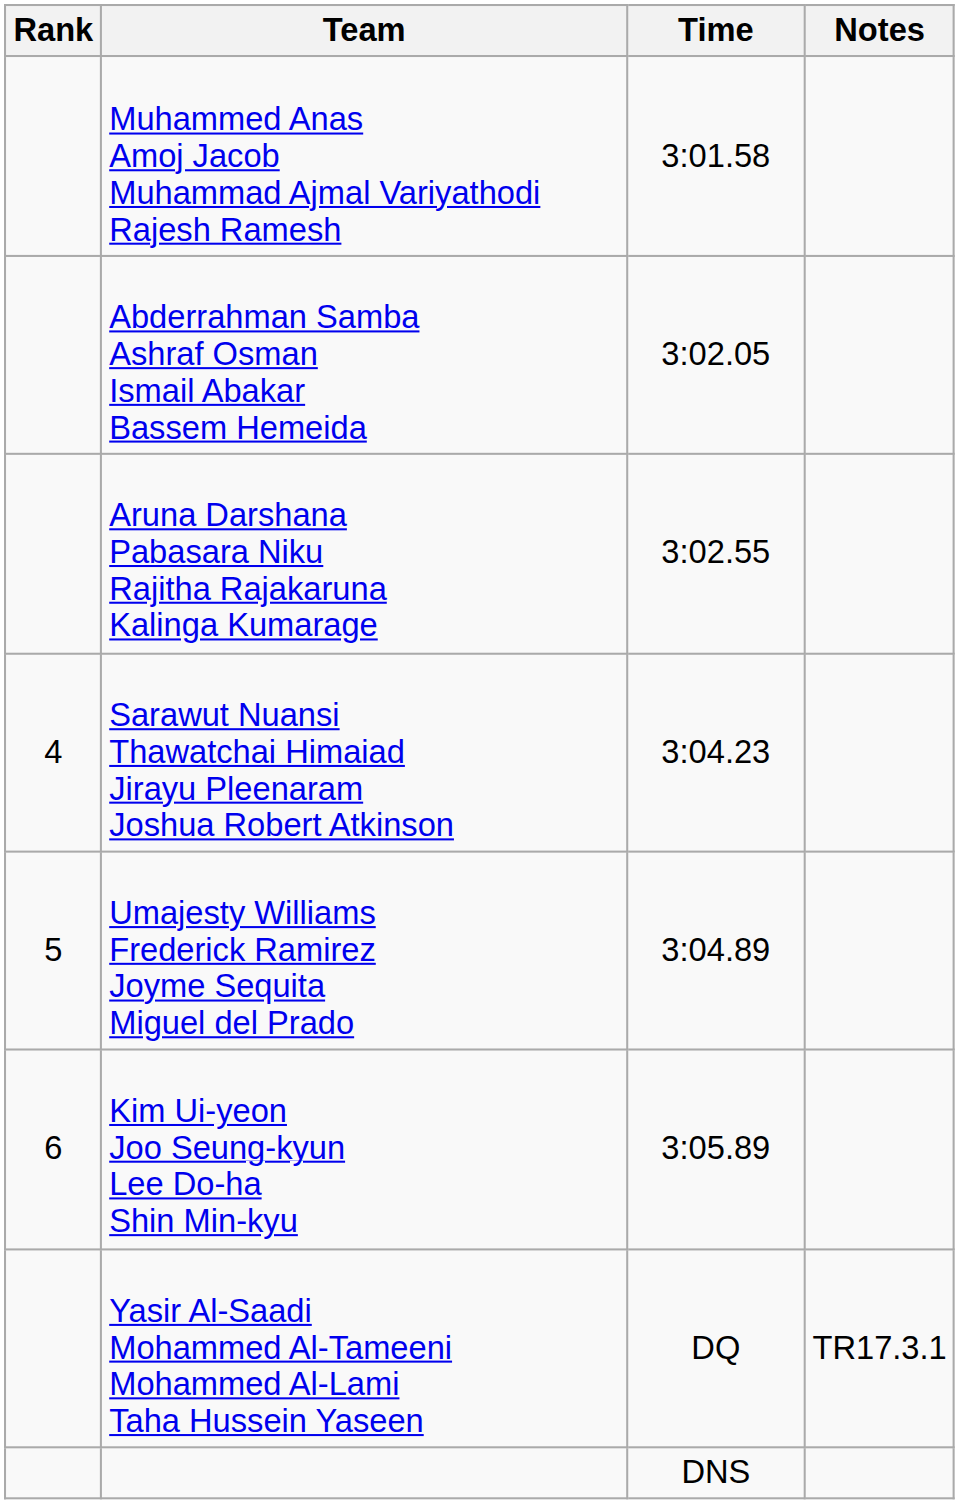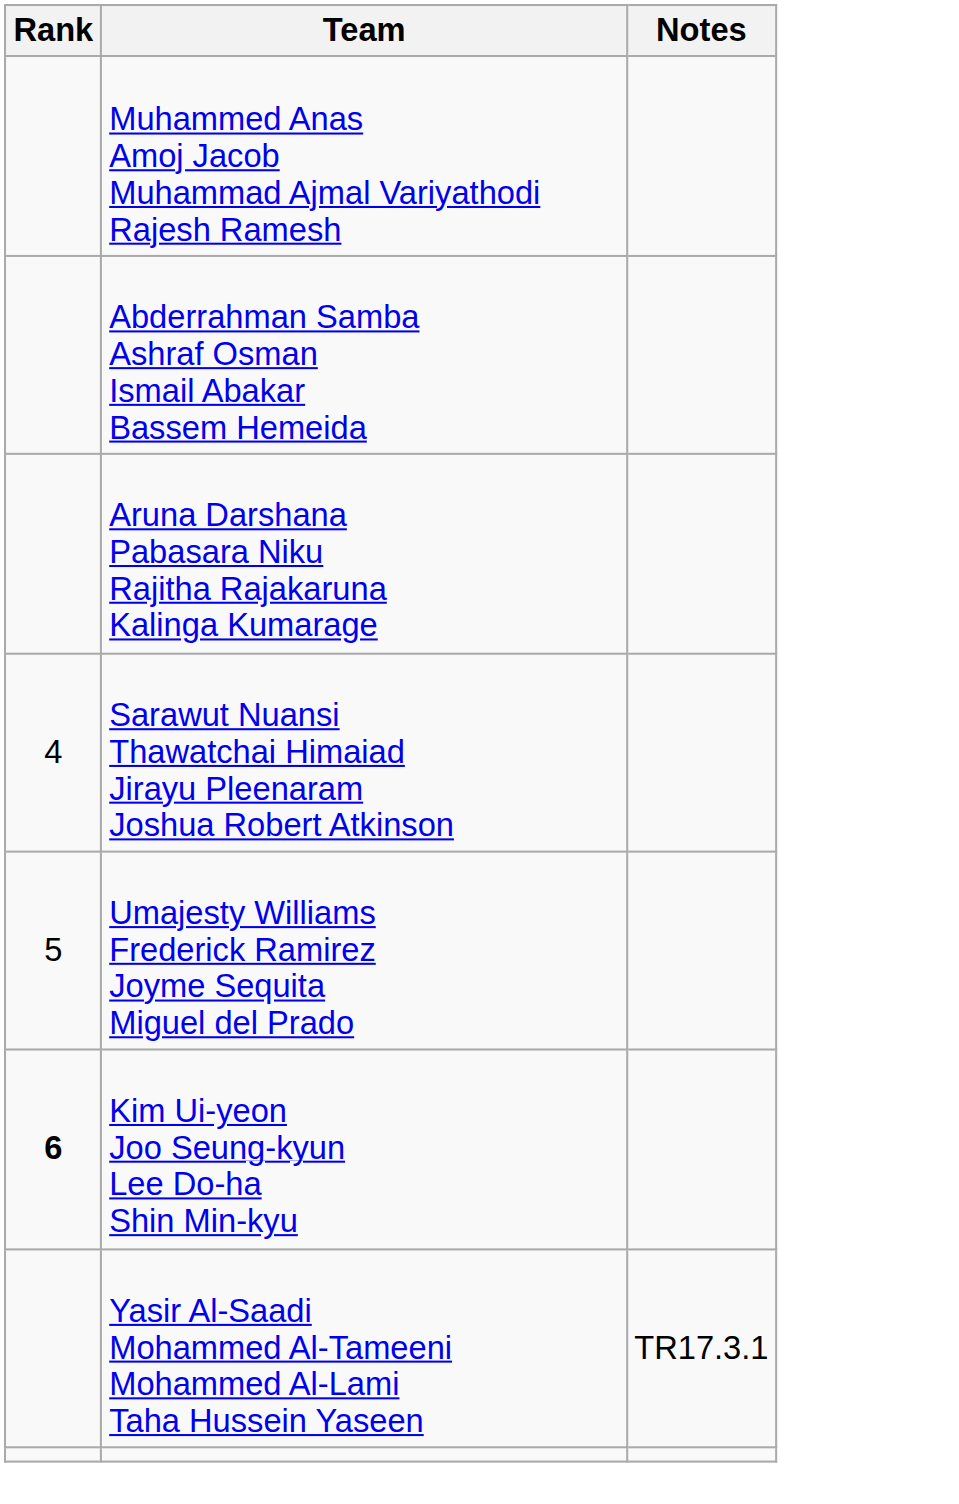- column: (716, 30)
(53, 1148) normal -> (53, 1148) bold
